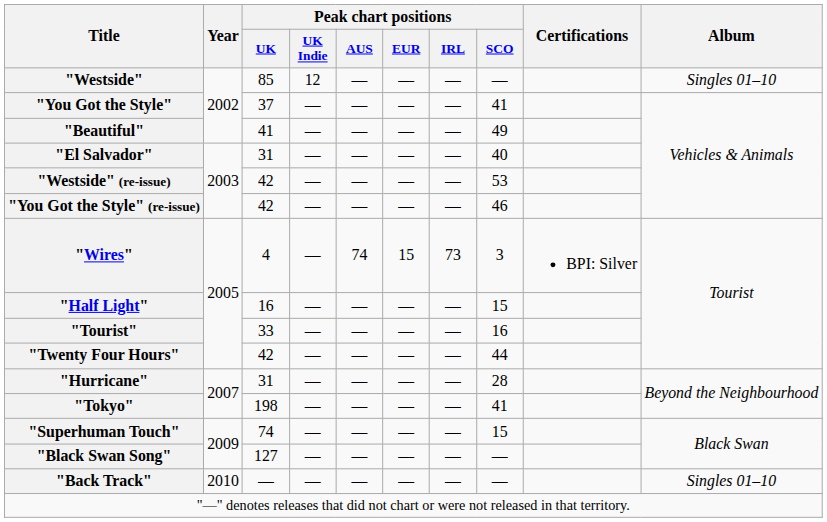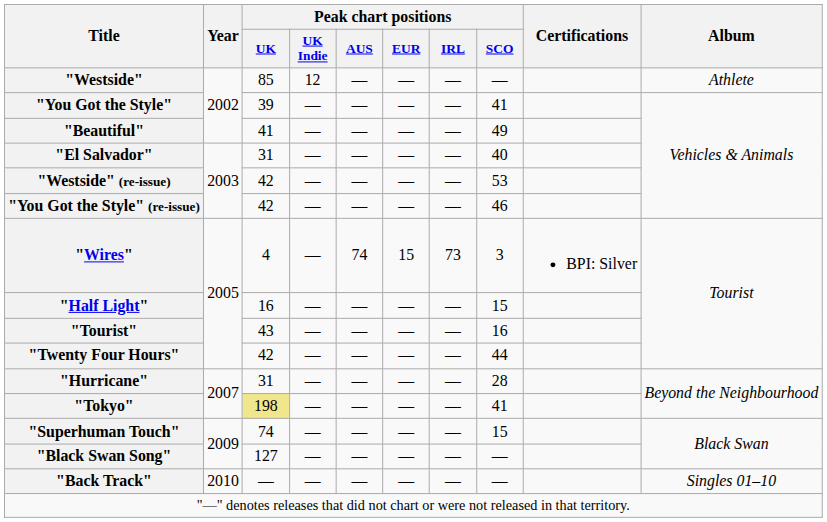(731, 80) Singles 01–10 -> (731, 80) Athlete
(266, 105) 37 -> (266, 105) 39
(266, 330) 33 -> (266, 330) 43
(266, 406) no background -> (266, 406) khaki background
